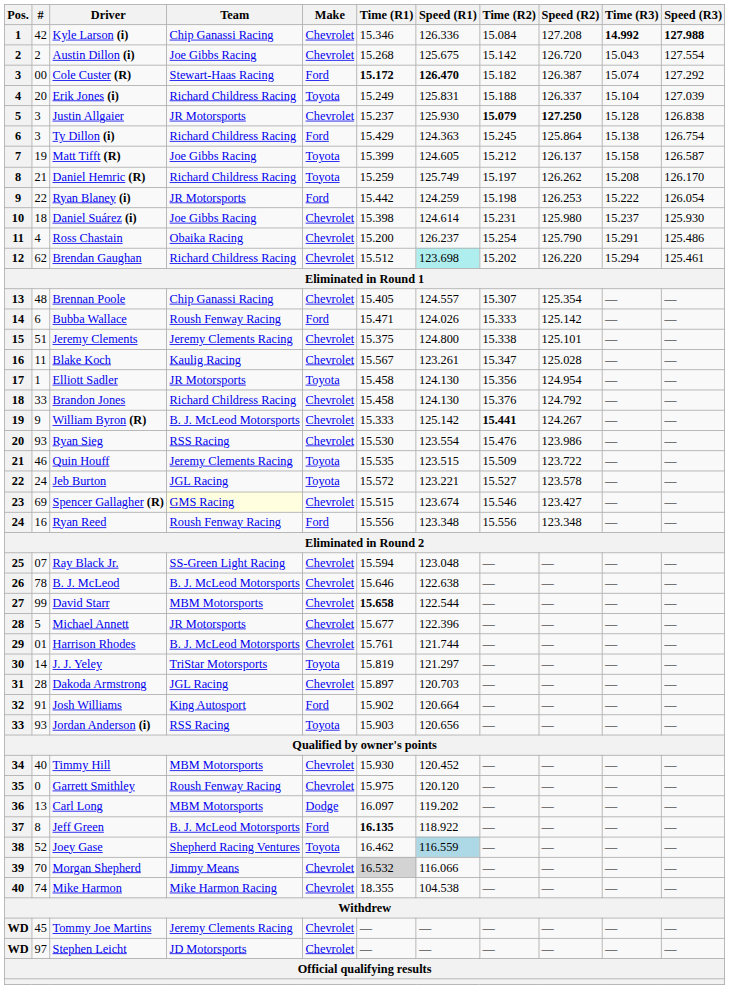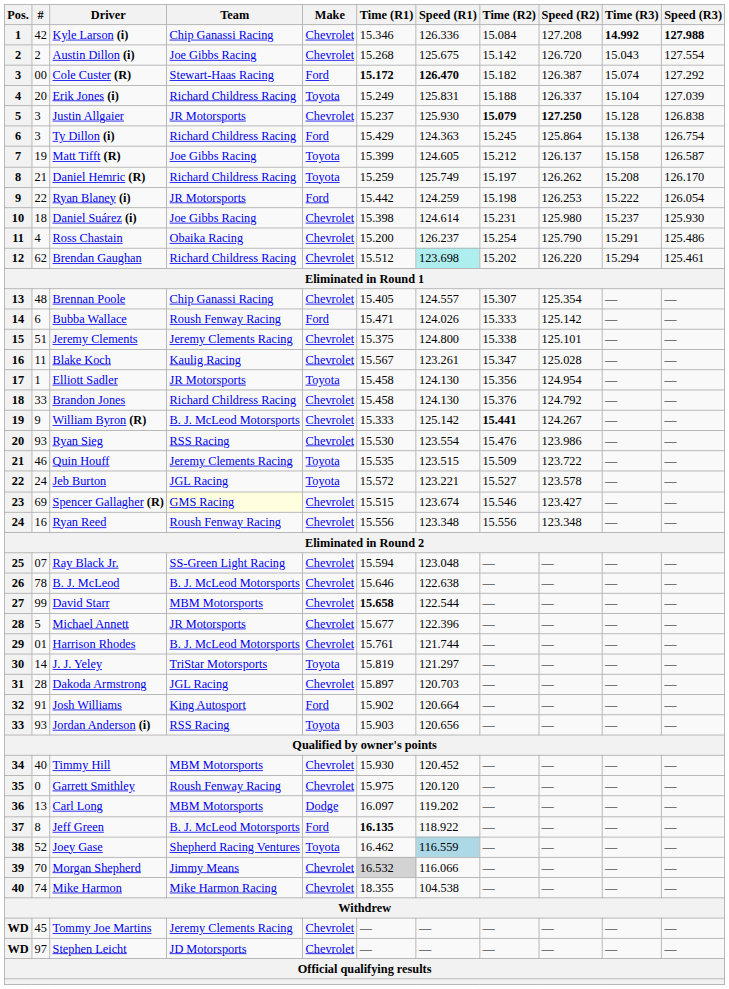(317, 522) Ford -> (330, 522) Chevrolet
